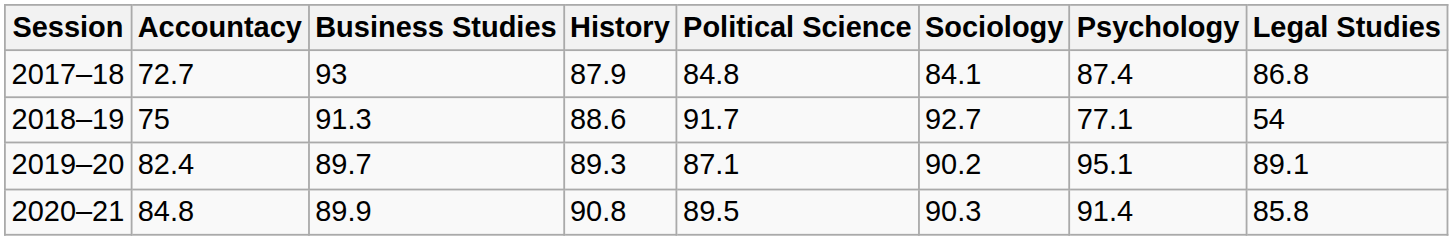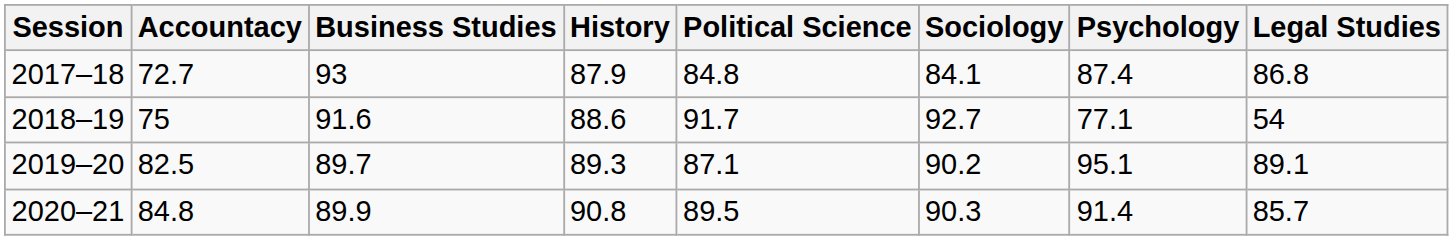(343, 119) 91.3 -> (343, 119) 91.6
(166, 165) 82.4 -> (166, 165) 82.5
(1281, 211) 85.8 -> (1281, 211) 85.7
